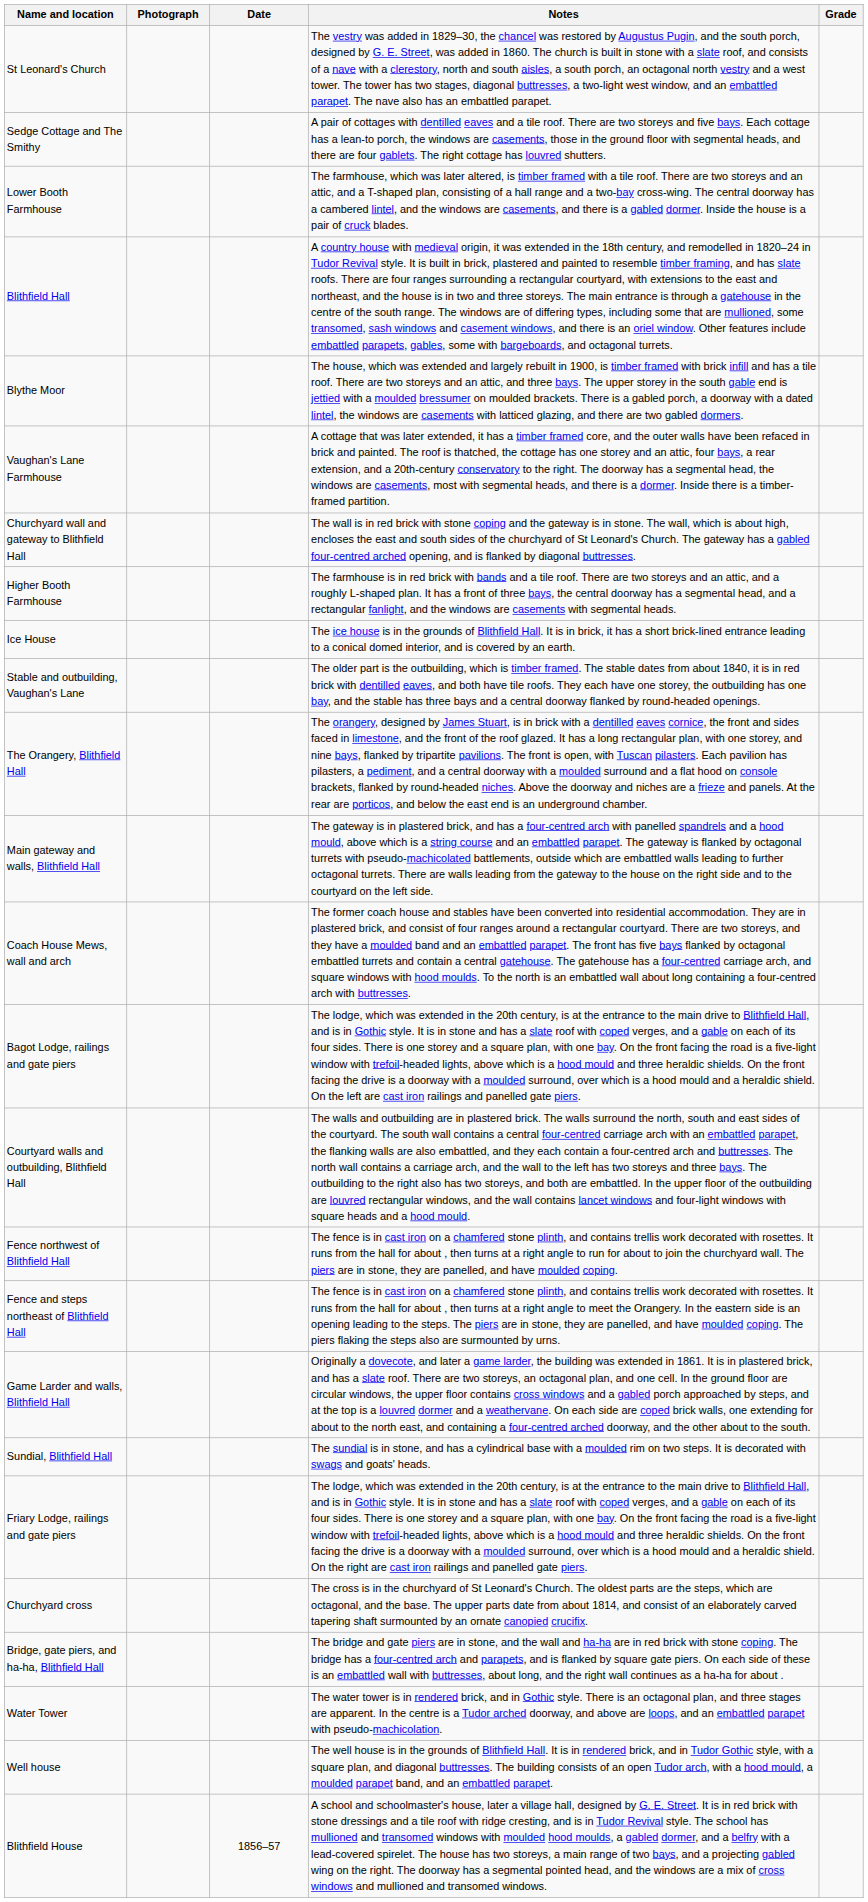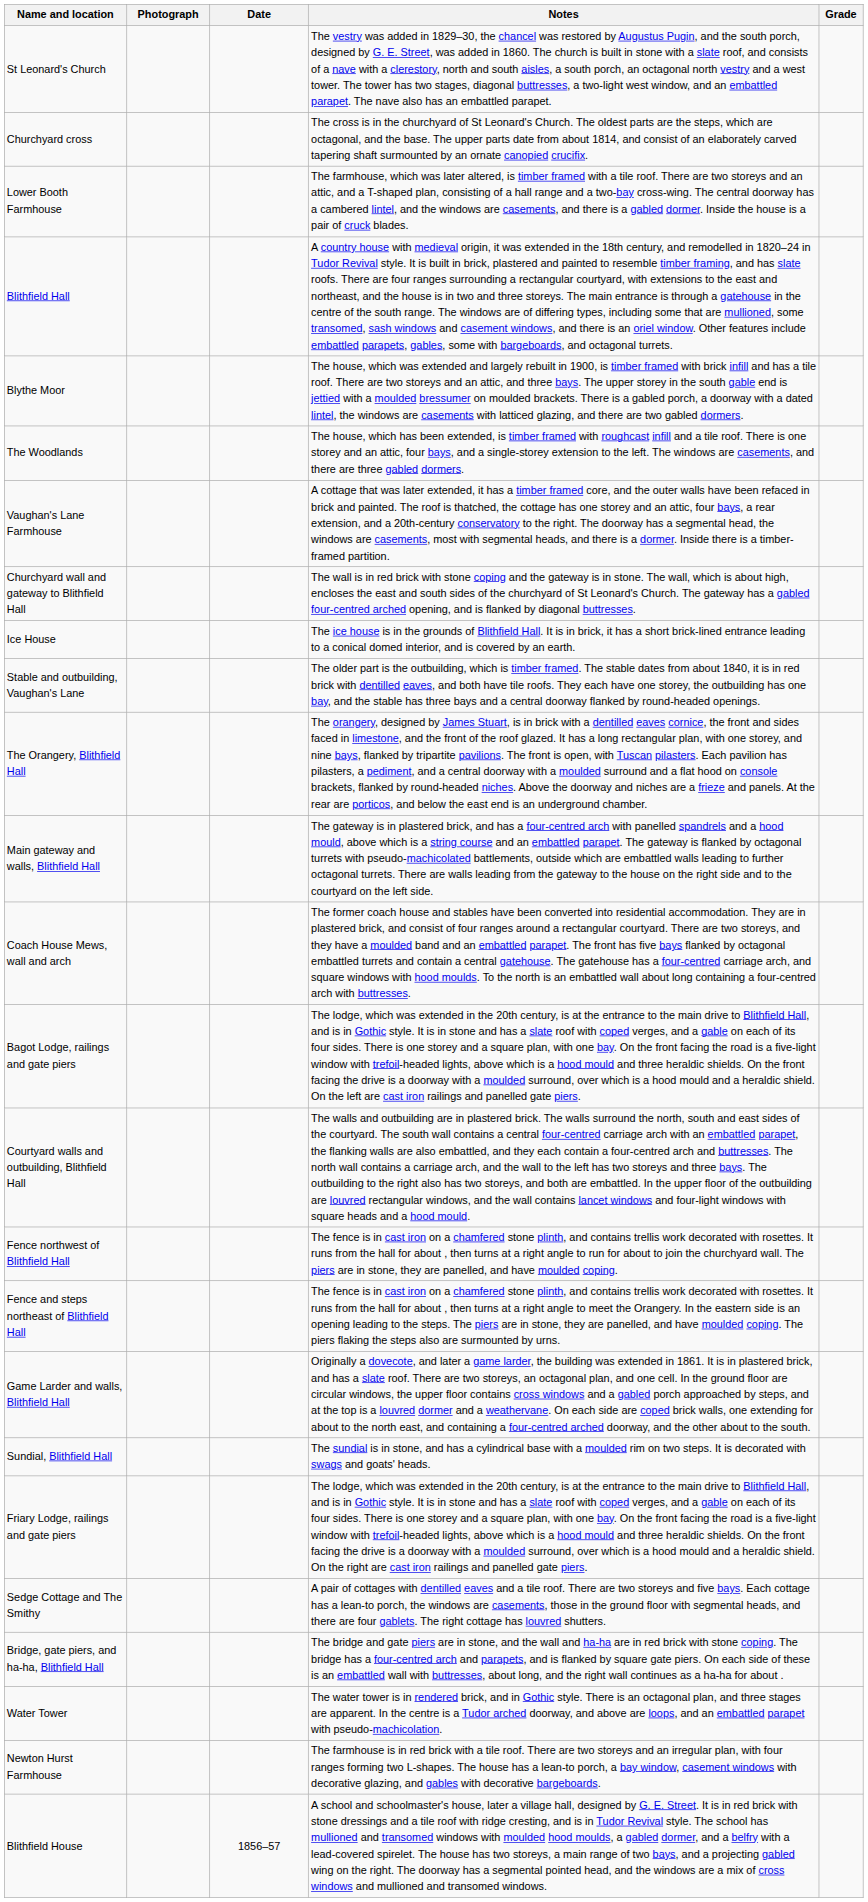rows swapped: (49, 1605) <-> (65, 139)
+ row: (45, 453)
- row: (39, 593)
- row: (34, 1767)
+ row: (40, 1767)
